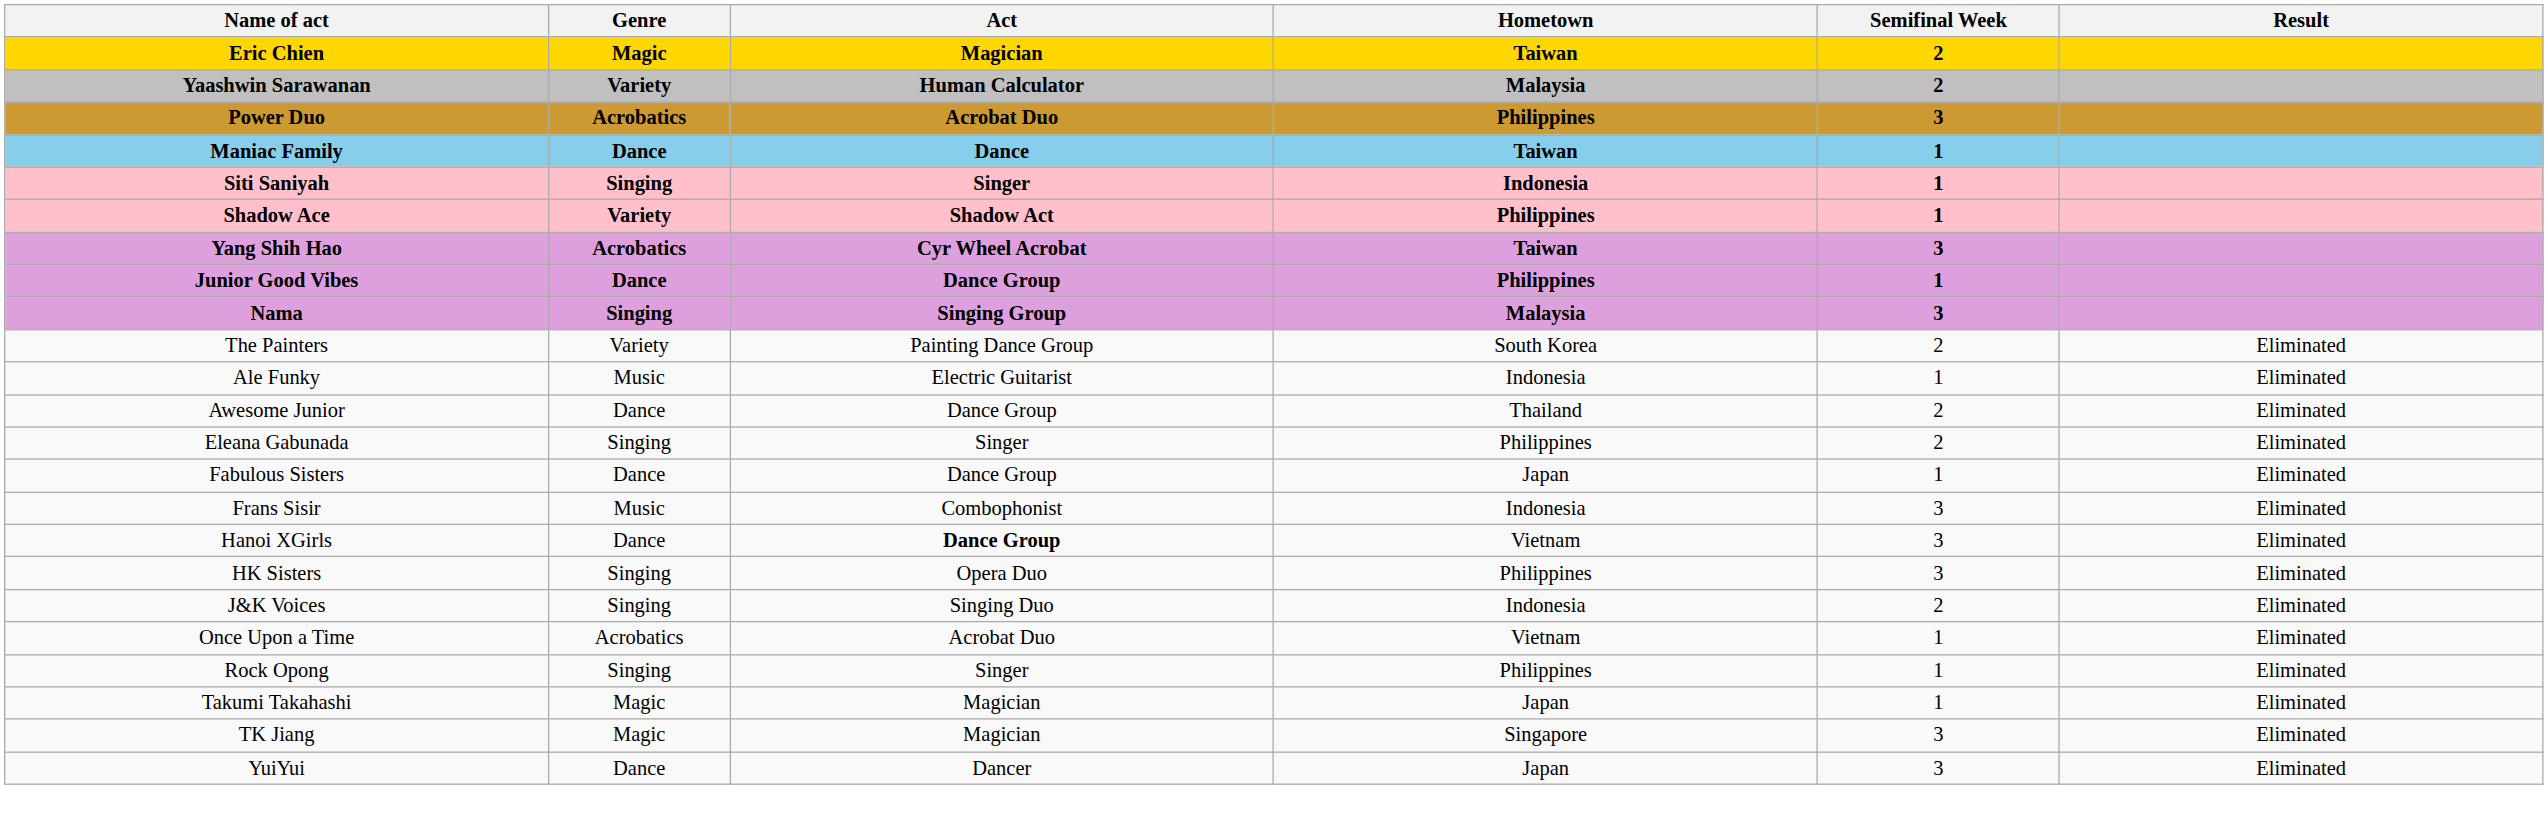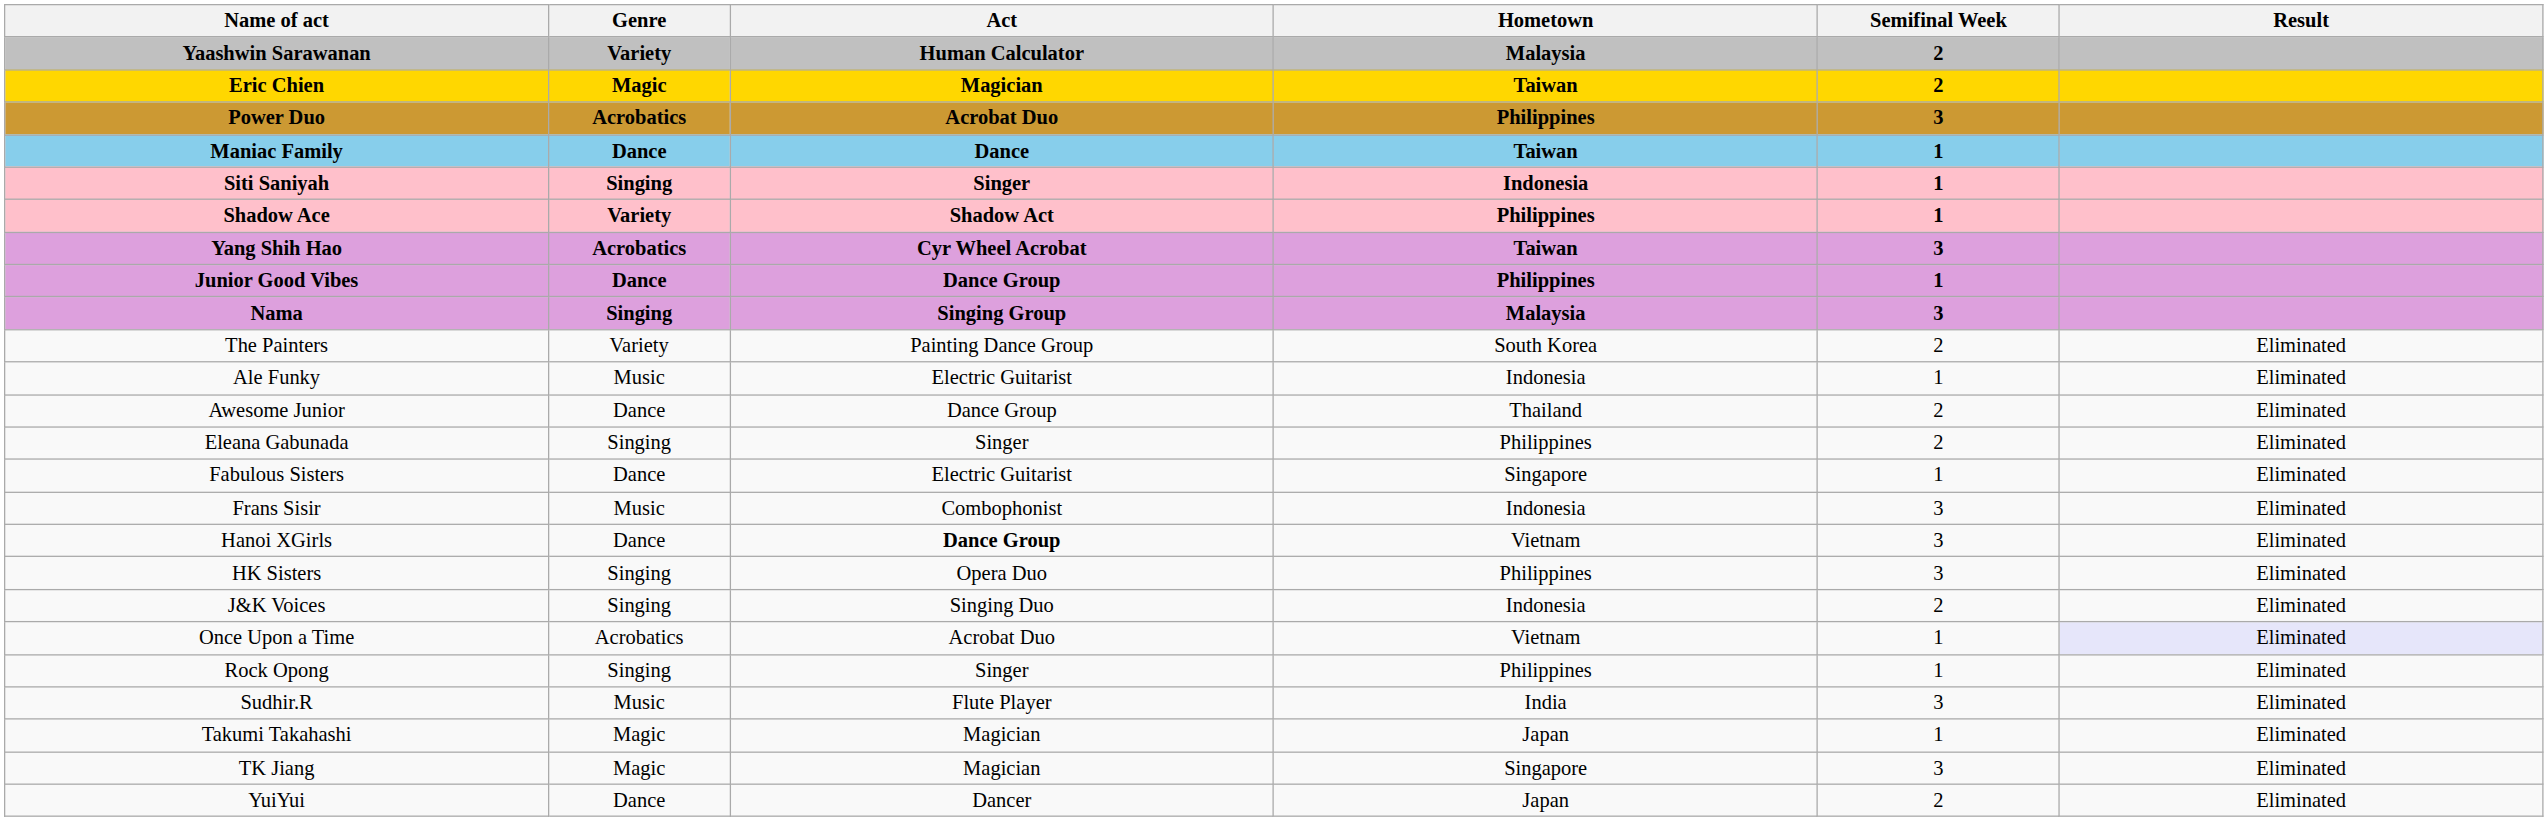rows swapped: (277, 53) <-> (277, 85)
(1002, 475) Dance Group -> (1002, 475) Electric Guitarist
(1546, 475) Japan -> (1546, 475) Singapore
(2301, 637) no background -> (2301, 637) lavender background
+ row: (277, 702)
(1938, 767) 3 -> (1938, 800) 2
